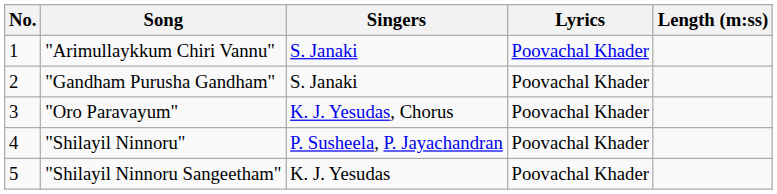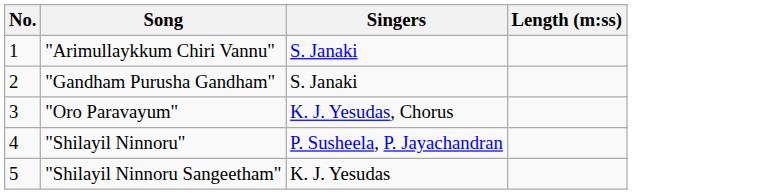- column: (580, 20)
